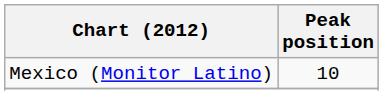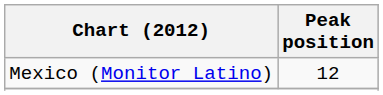(328, 74) 10 -> (328, 74) 12
